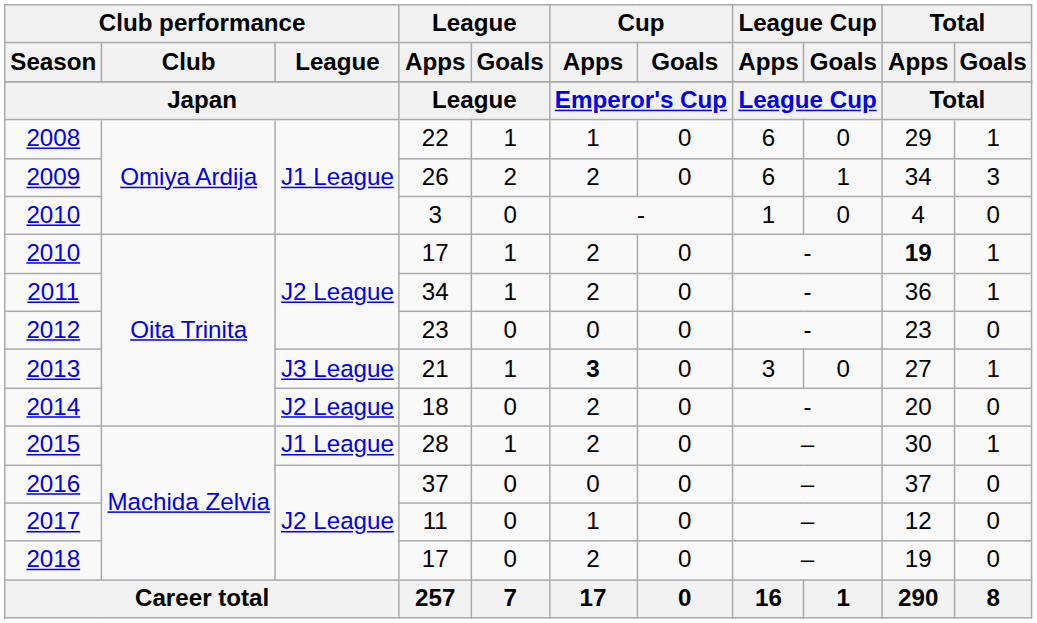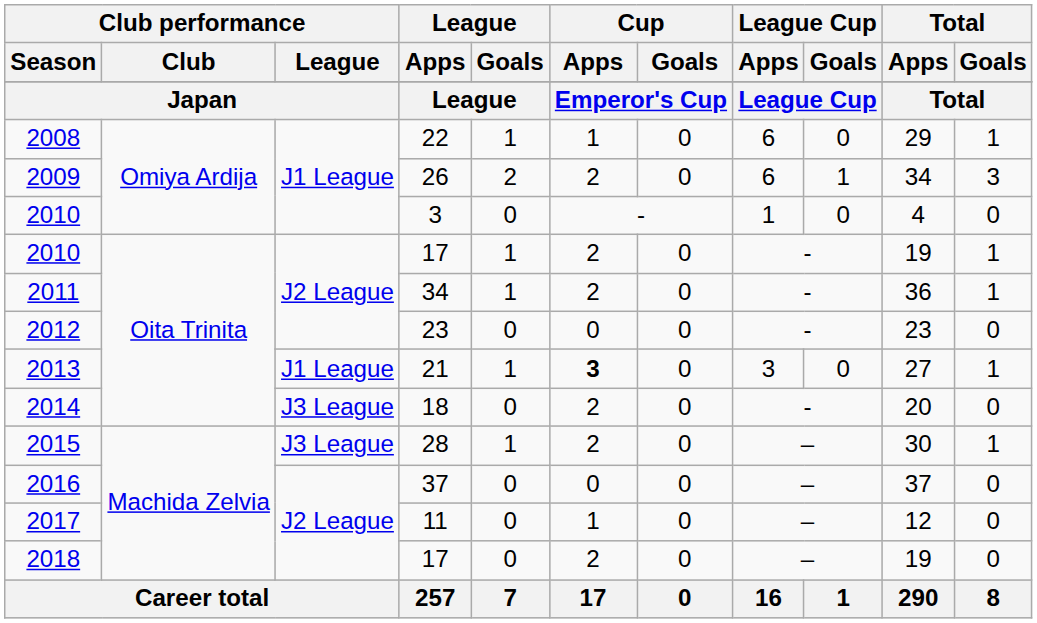(918, 253) bold -> (918, 253) normal
(337, 368) J3 League -> (337, 368) J1 League
(337, 406) J2 League -> (337, 406) J3 League
(337, 445) J1 League -> (337, 445) J3 League
